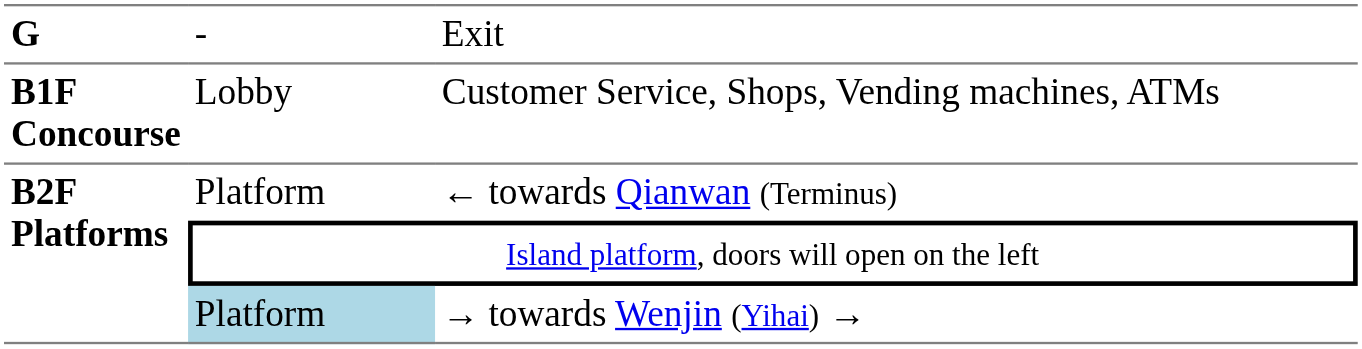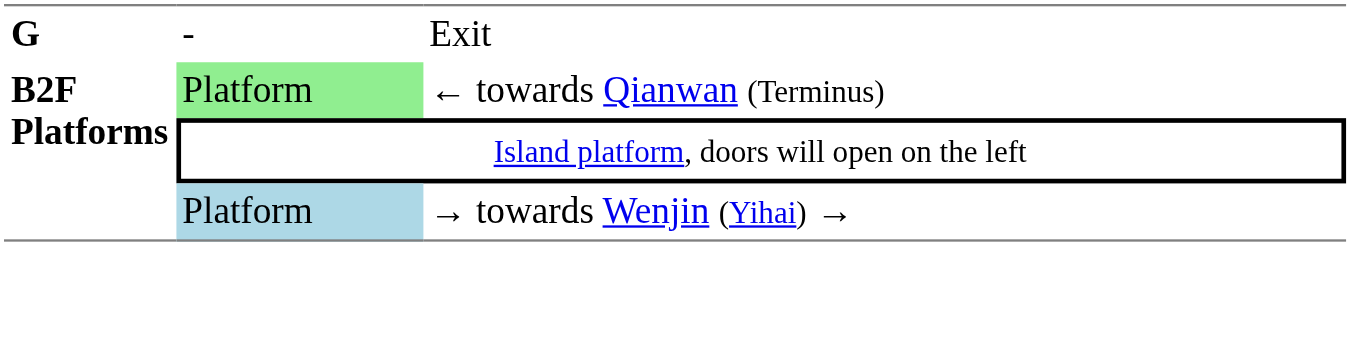- row: (831, 91)
(260, 192) no background -> (248, 89) lightgreen background
